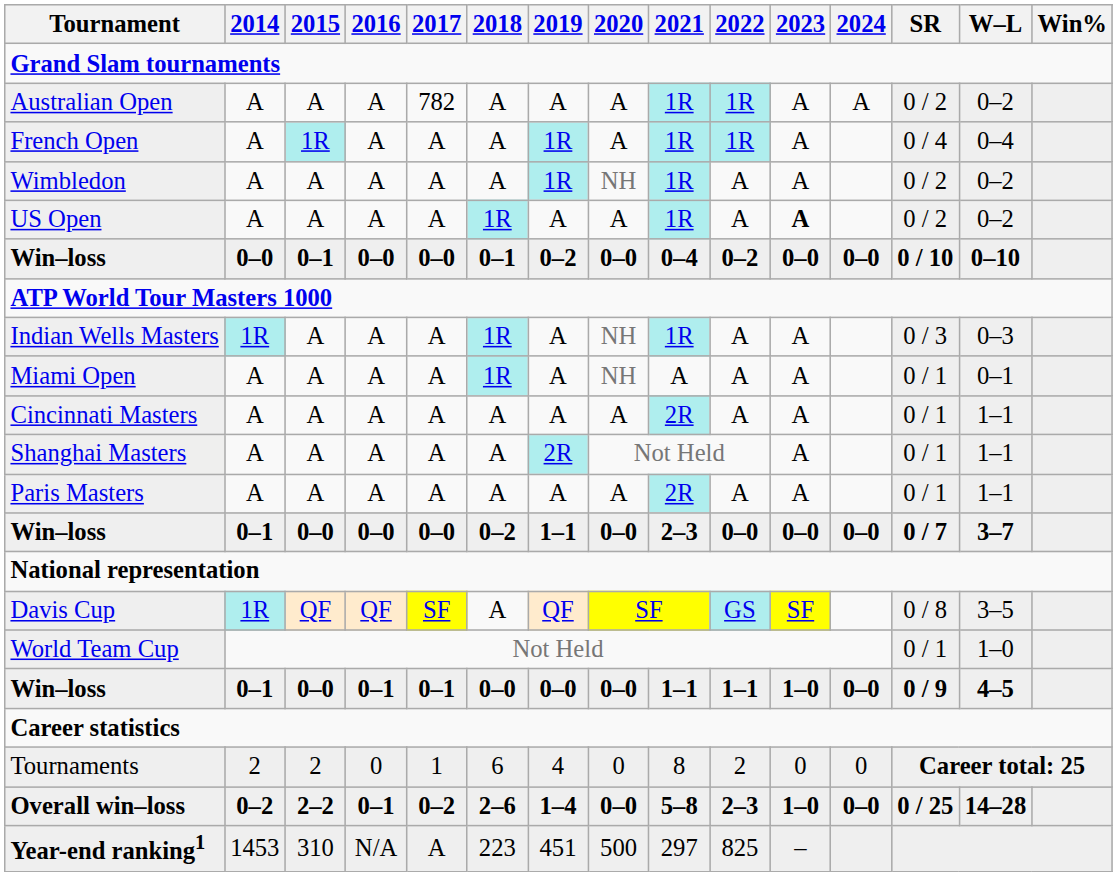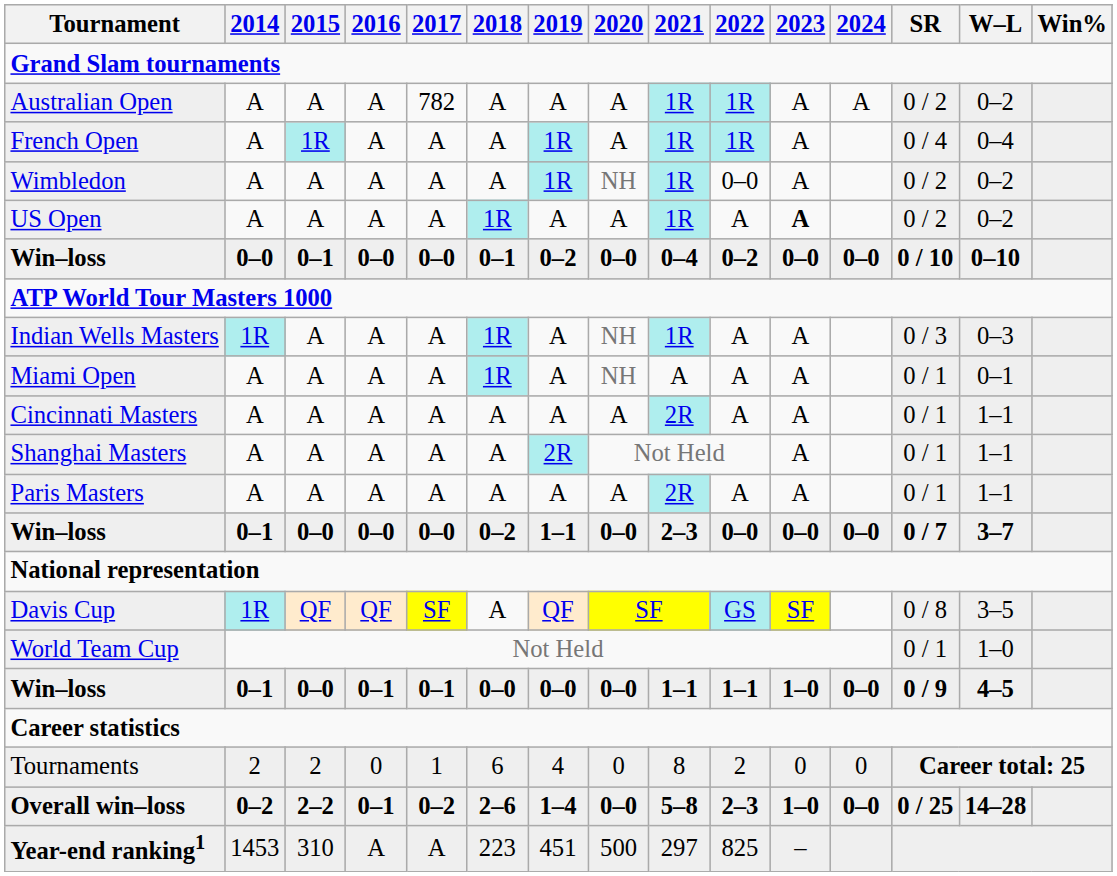(740, 180) A -> (740, 180) 0–0
(376, 847) N/A -> (376, 847) A
